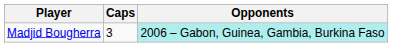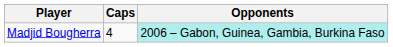(109, 32) 3 -> (109, 32) 4
